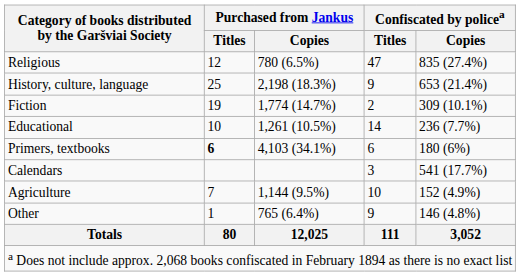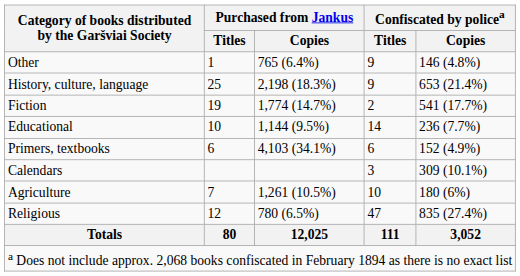rows swapped: (34, 62) <-> (23, 213)
(453, 105) 309 (10.1%) -> (453, 105) 541 (17.7%)
(297, 127) 1,261 (10.5%) -> (293, 127) 1,144 (9.5%)
(211, 148) bold -> (211, 148) normal
(445, 148) 180 (6%) -> (450, 148) 152 (4.9%)
(453, 170) 541 (17.7%) -> (453, 170) 309 (10.1%)
(293, 192) 1,144 (9.5%) -> (297, 192) 1,261 (10.5%)
(450, 192) 152 (4.9%) -> (445, 192) 180 (6%)
